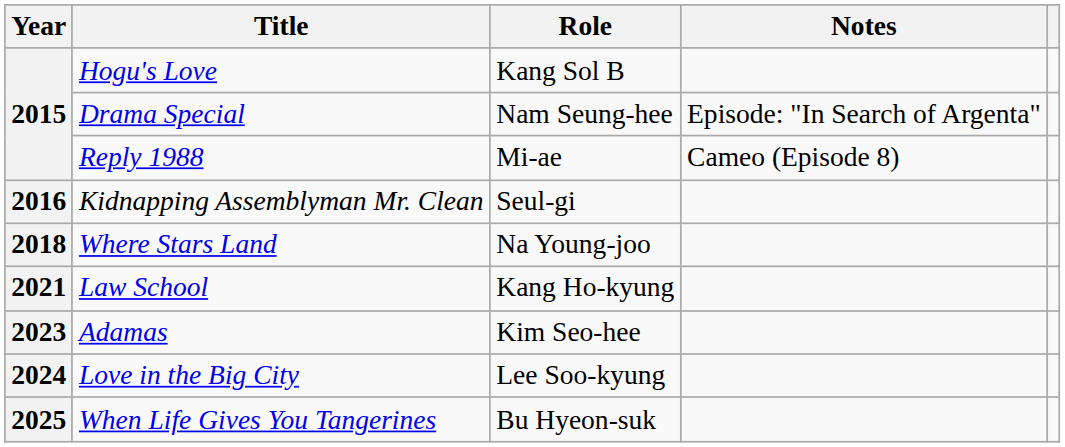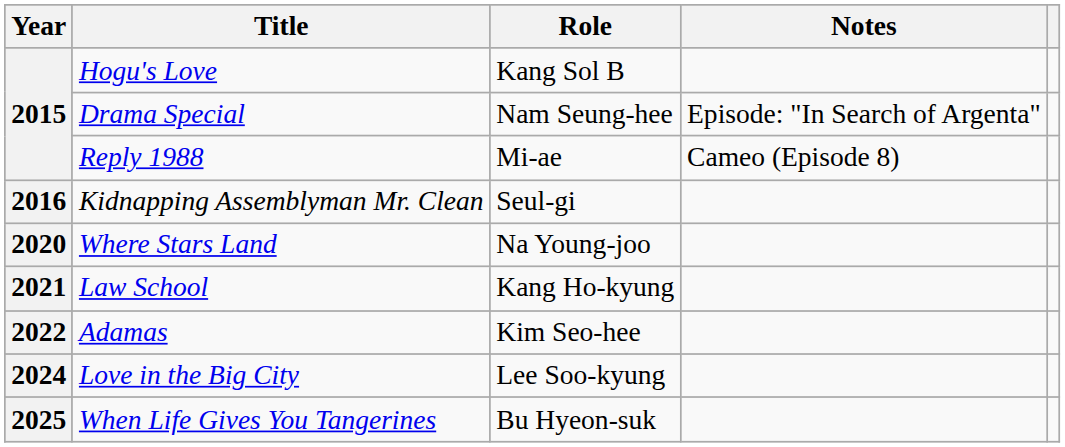(39, 244) 2018 -> (39, 244) 2020
(39, 331) 2023 -> (39, 331) 2022
